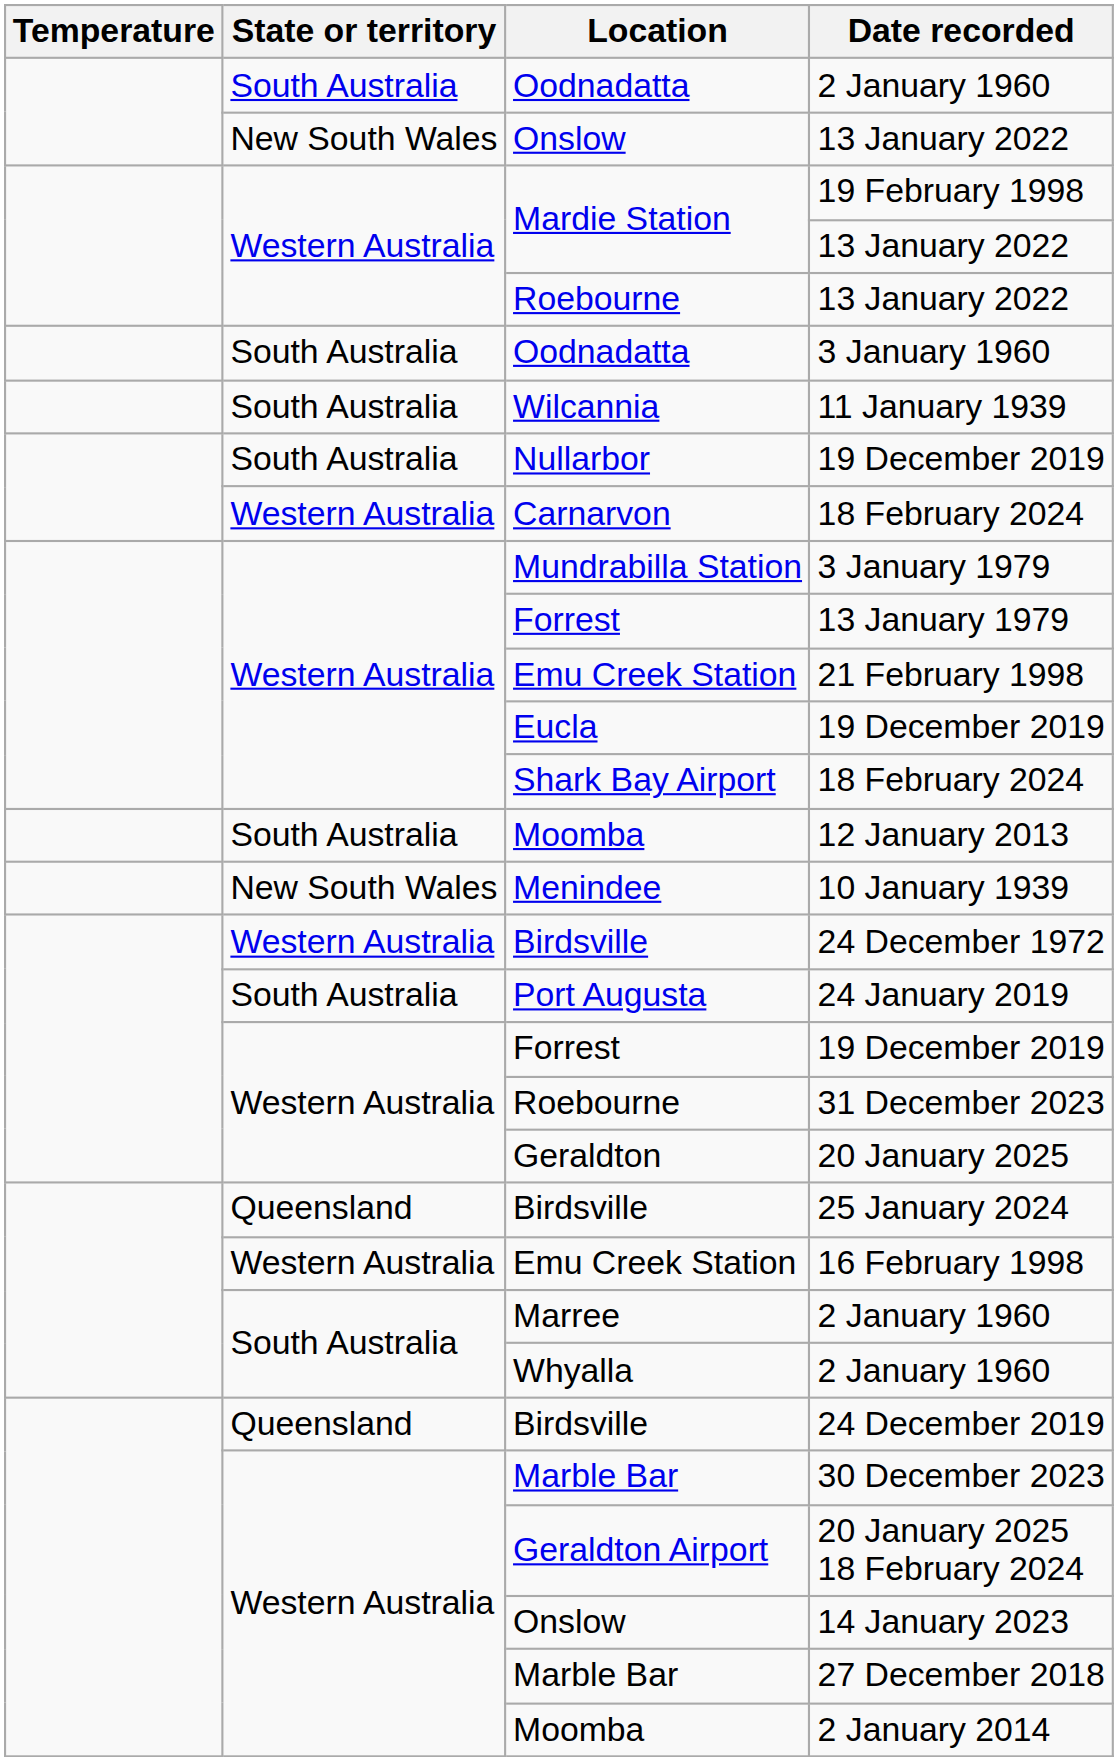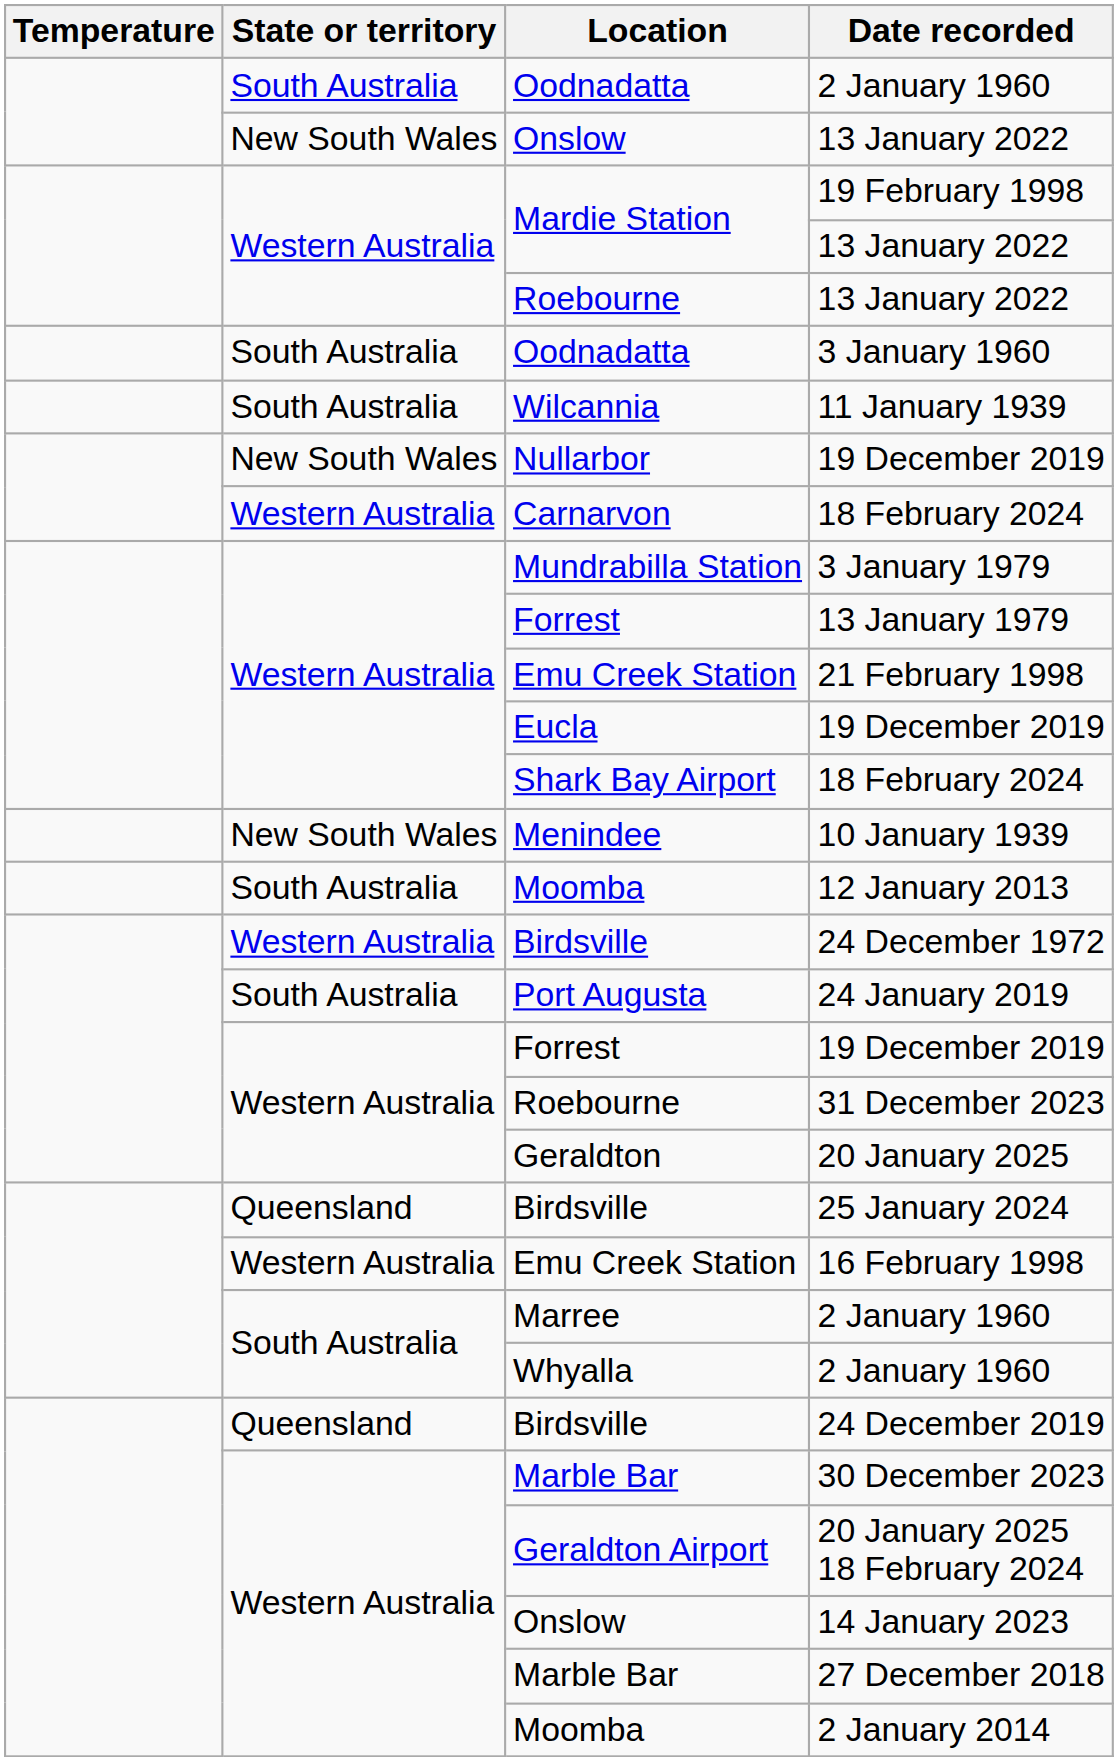(344, 459) South Australia -> (364, 459) New South Wales
rows swapped: (587, 887) <-> (579, 834)
